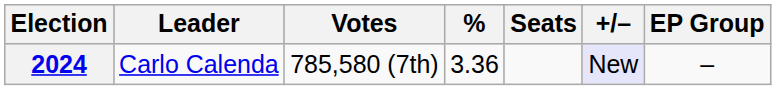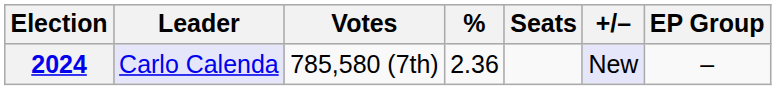(199, 63) no background -> (199, 63) lavender background
(474, 63) 3.36 -> (474, 63) 2.36
